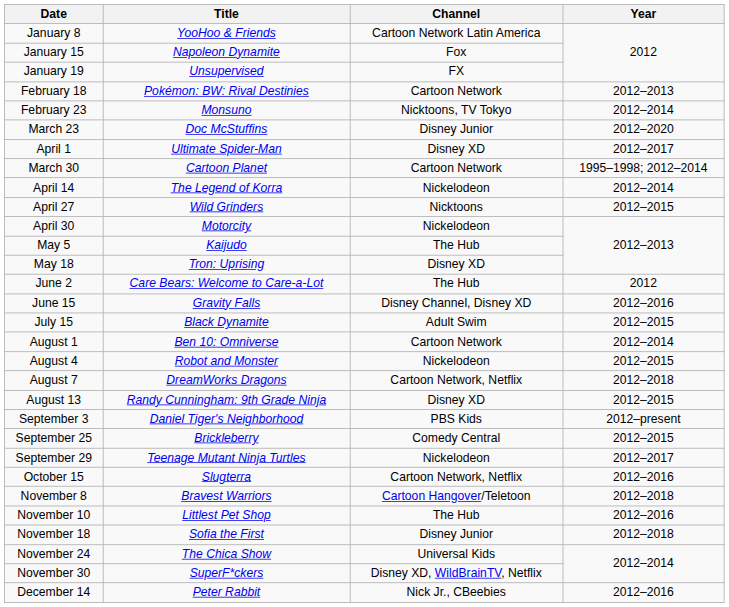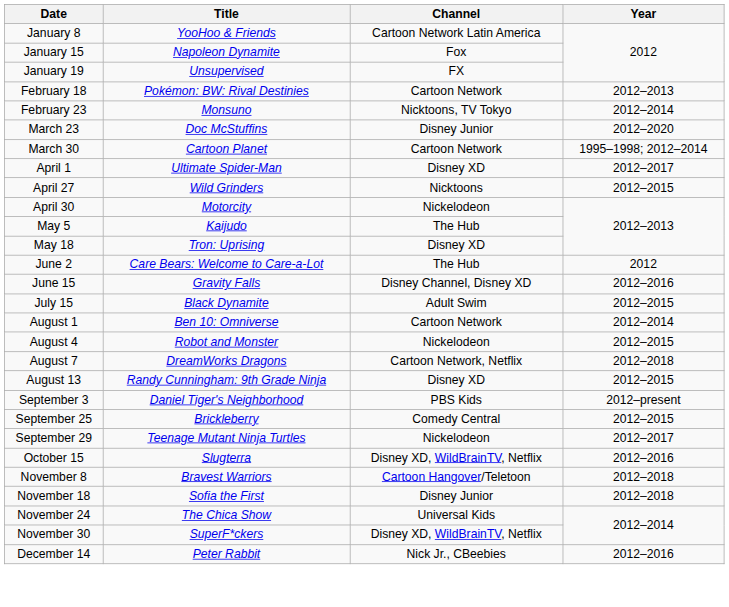rows swapped: (54, 168) <-> (54, 149)
- row: (54, 187)
(456, 476) Cartoon Network, Netflix -> (456, 457) Disney XD, WildBrainTV, Netflix
- row: (54, 515)
